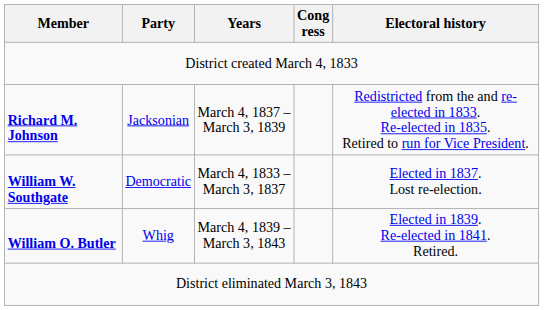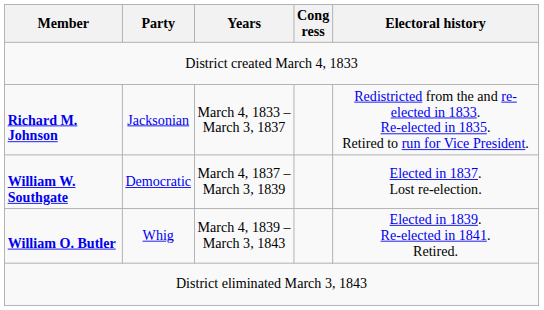(244, 119) March 4, 1837 – March 3, 1839 -> (244, 119) March 4, 1833 – March 3, 1837
(244, 181) March 4, 1833 – March 3, 1837 -> (244, 181) March 4, 1837 – March 3, 1839
